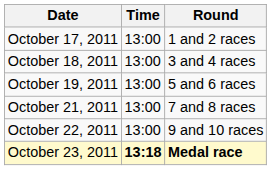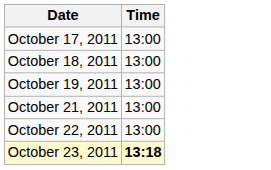- column: (216, 15)
